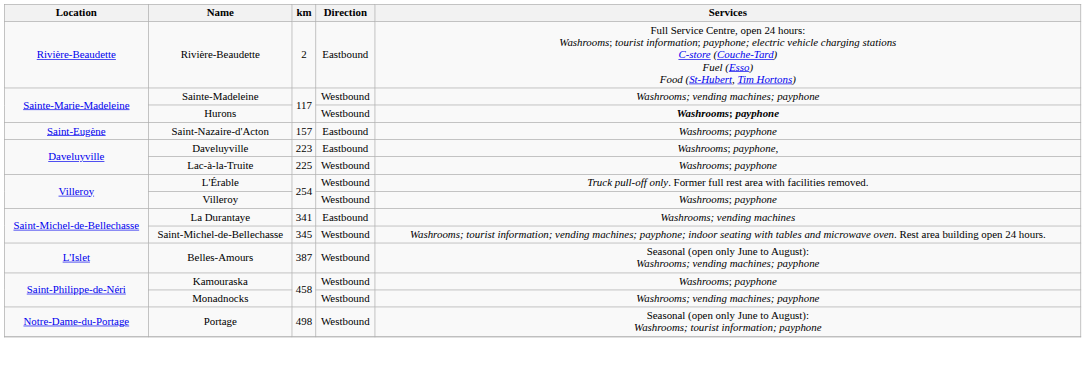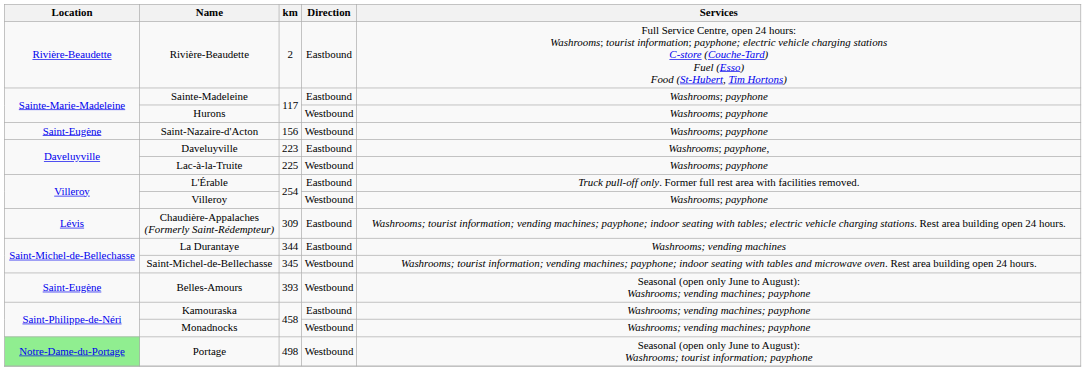(345, 96) Westbound -> (329, 96) Eastbound
(728, 96) Washrooms; vending machines; payphone -> (719, 96) Washrooms; payphone
(728, 113) bold -> (719, 113) normal
(304, 131) 157 -> (290, 131) 156
(345, 131) Eastbound -> (329, 131) Westbound
(345, 182) Westbound -> (329, 182) Eastbound
+ row: (209, 223)
(304, 217) 341 -> (290, 246) 344
(76, 258) L'Islet -> (72, 287) Saint-Eugène
(304, 258) 387 -> (290, 287) 393
(345, 281) Westbound -> (329, 310) Eastbound
(728, 281) Washrooms; payphone -> (719, 310) Washrooms; vending machines; payphone
(76, 322) no background -> (72, 351) lightgreen background
